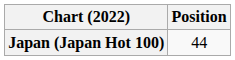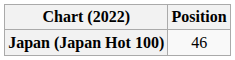(199, 42) 44 -> (199, 42) 46
